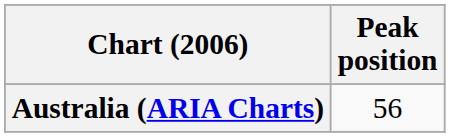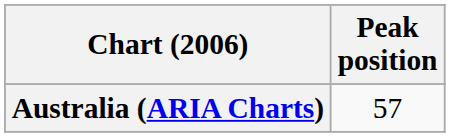(388, 107) 56 -> (388, 107) 57
